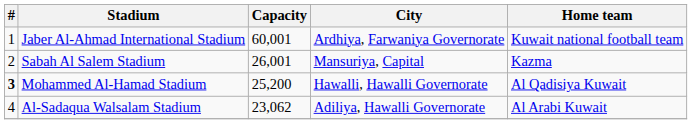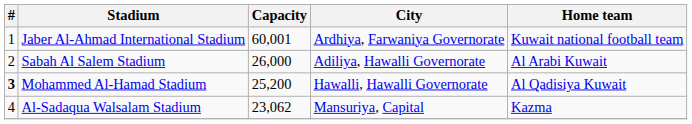(272, 61) 26,001 -> (272, 61) 26,000
(369, 61) Mansuriya, Capital -> (399, 61) Adiliya, Hawalli Governorate
(531, 61) Kazma -> (559, 61) Al Arabi Kuwait
(399, 107) Adiliya, Hawalli Governorate -> (369, 107) Mansuriya, Capital
(559, 107) Al Arabi Kuwait -> (531, 107) Kazma
